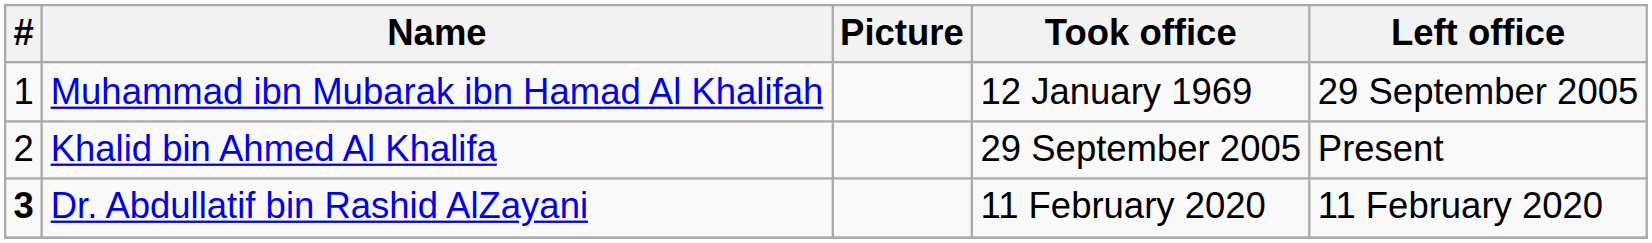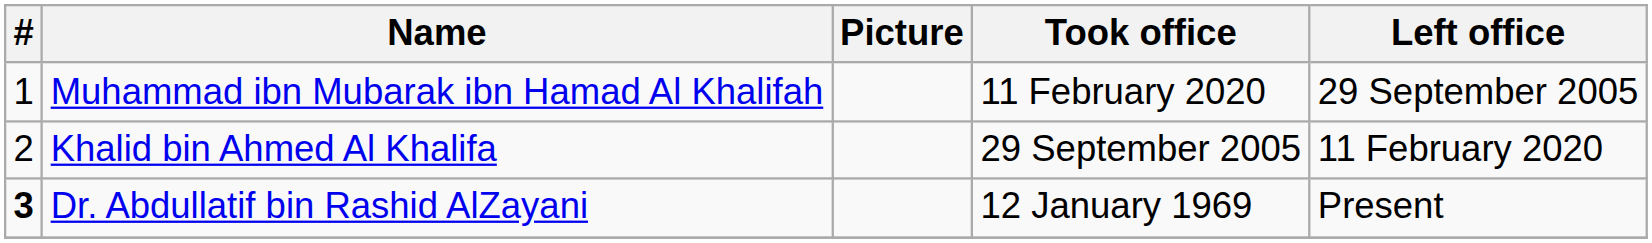(1116, 91) 12 January 1969 -> (1123, 91) 11 February 2020
(1381, 149) Present -> (1460, 149) 11 February 2020
(1123, 206) 11 February 2020 -> (1116, 206) 12 January 1969
(1460, 206) 11 February 2020 -> (1381, 206) Present
